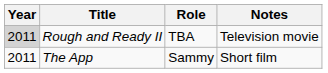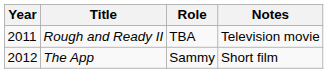(22, 36) lightgrey background -> (22, 36) no background
(22, 57) 2011 -> (22, 57) 2012
